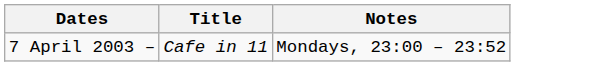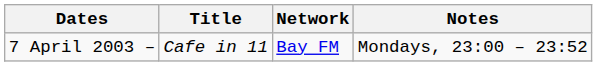+ column: (313, 19)
